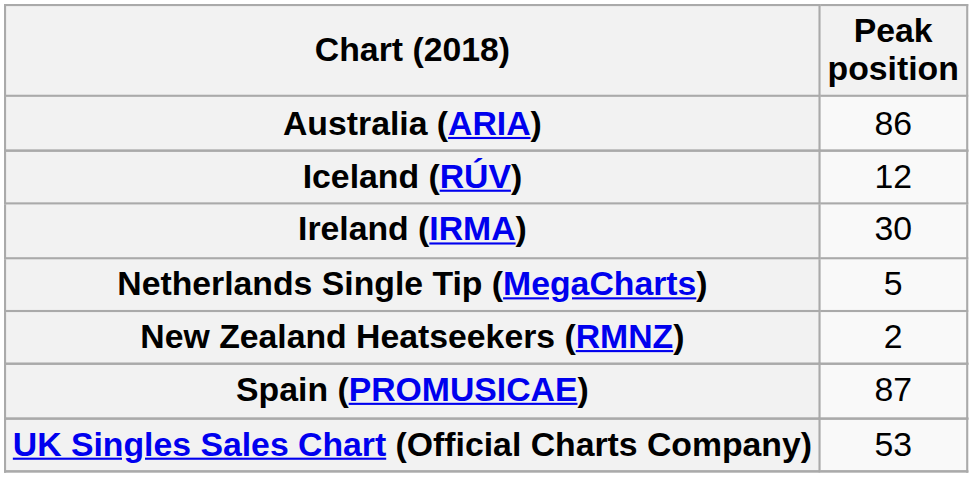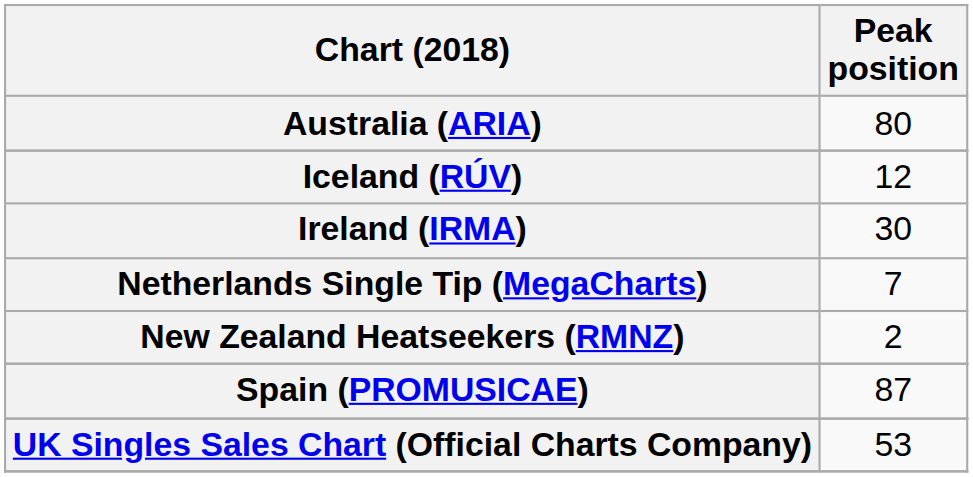(893, 122) 86 -> (893, 122) 80
(893, 283) 5 -> (893, 283) 7
